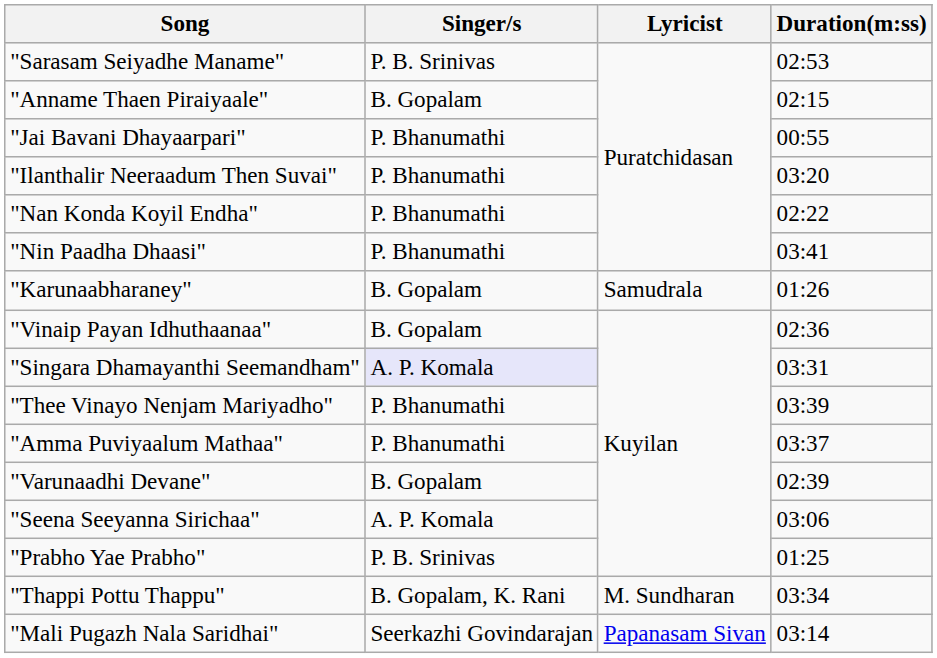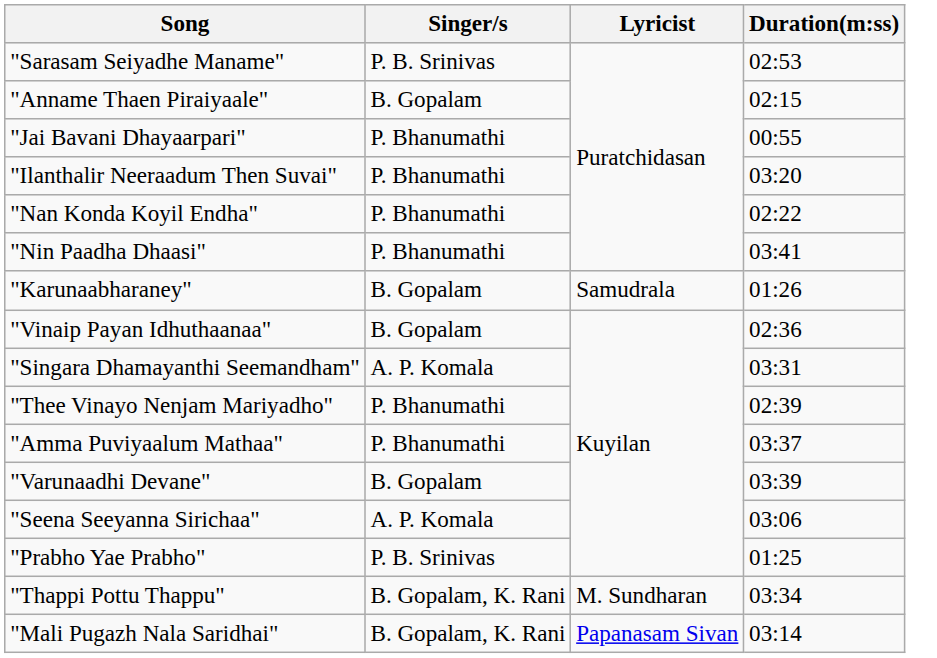(432, 366) lavender background -> (432, 366) no background
(803, 404) 03:39 -> (775, 404) 02:39
(803, 480) 02:39 -> (775, 480) 03:39
(482, 633) Seerkazhi Govindarajan -> (468, 633) B. Gopalam, K. Rani
